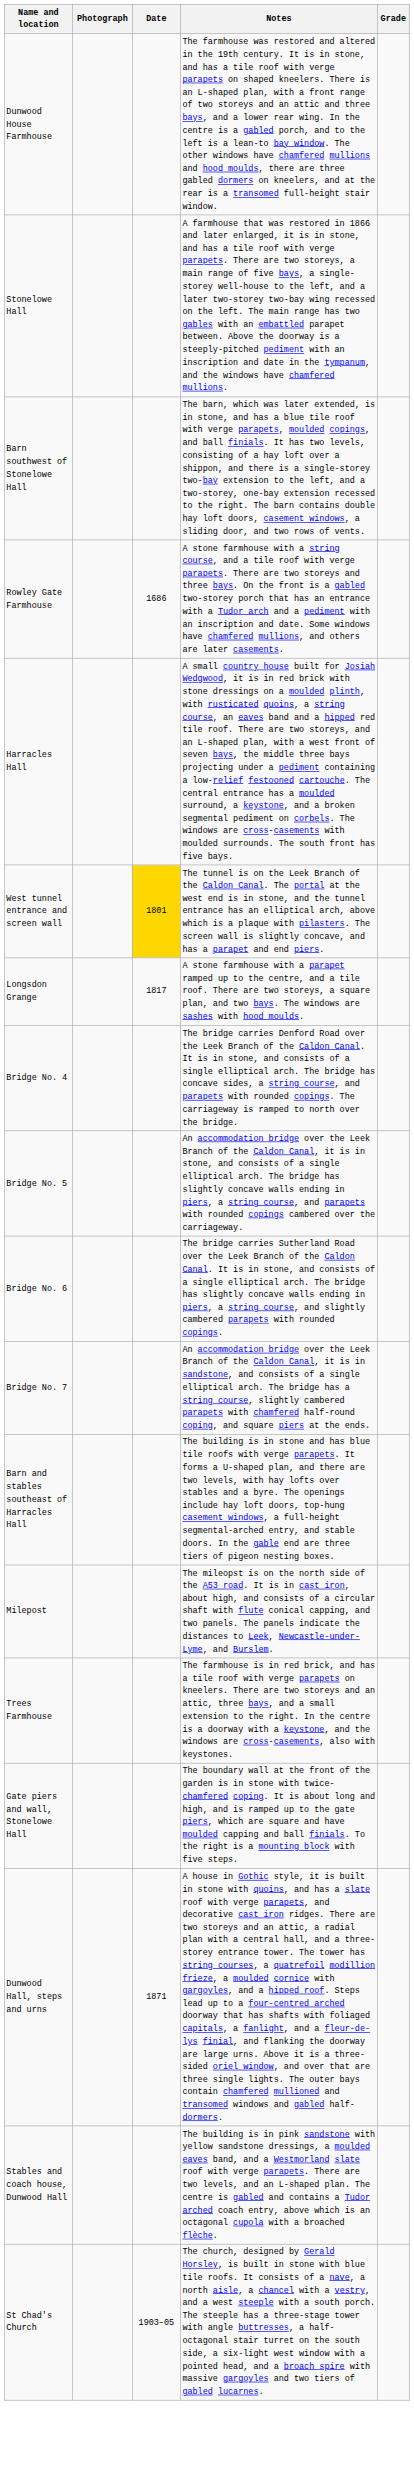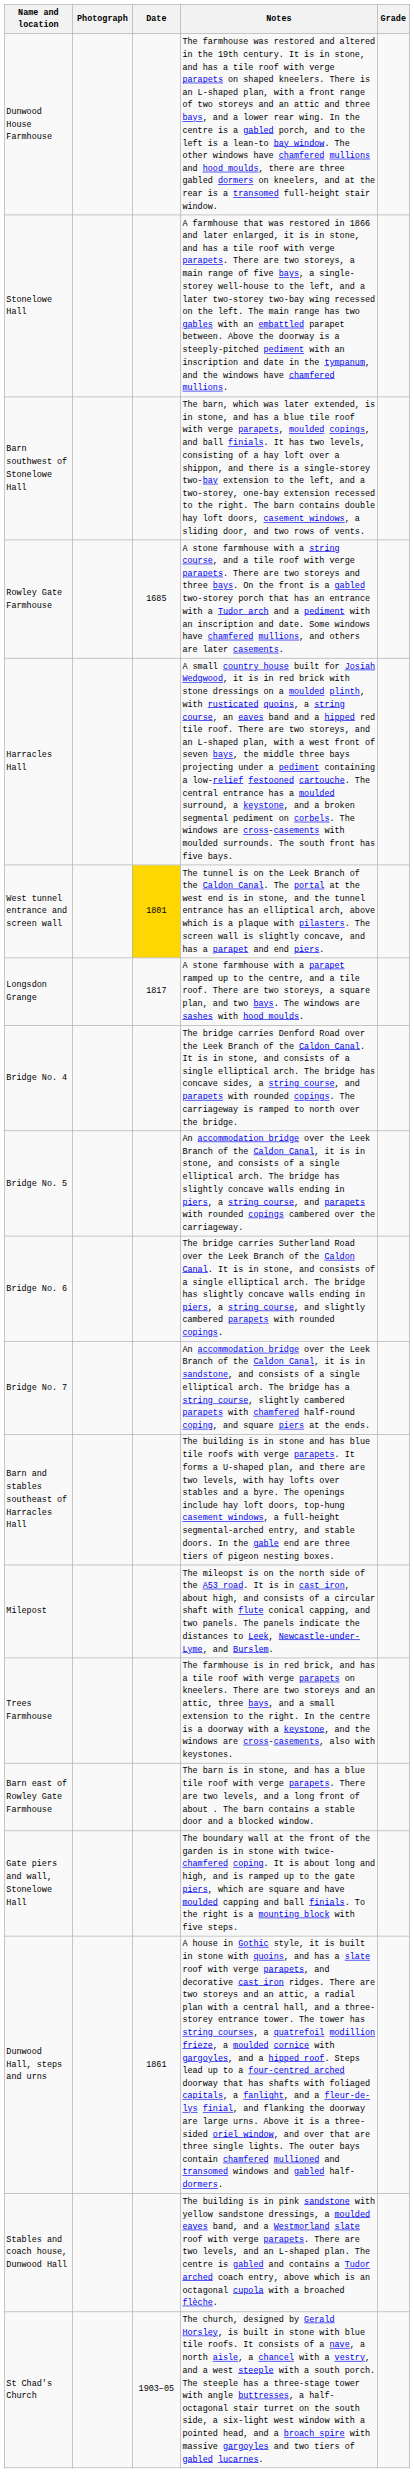(156, 599) 1686 -> (156, 599) 1685
+ row: (37, 1797)
(156, 1997) 1871 -> (156, 2065) 1861
